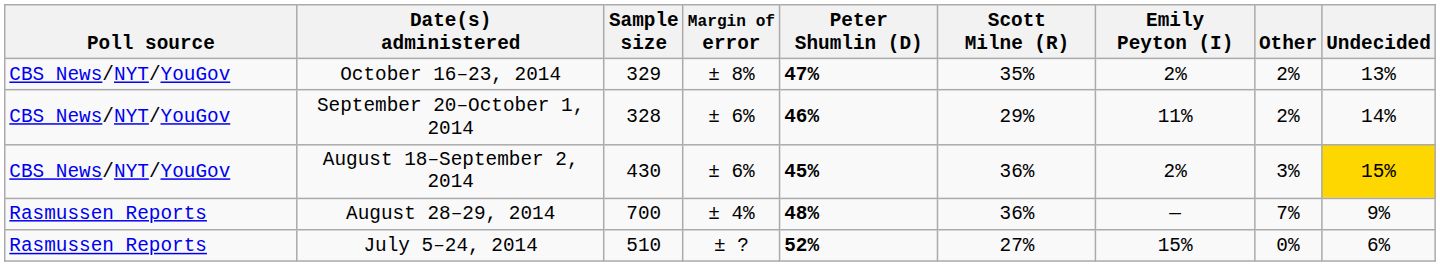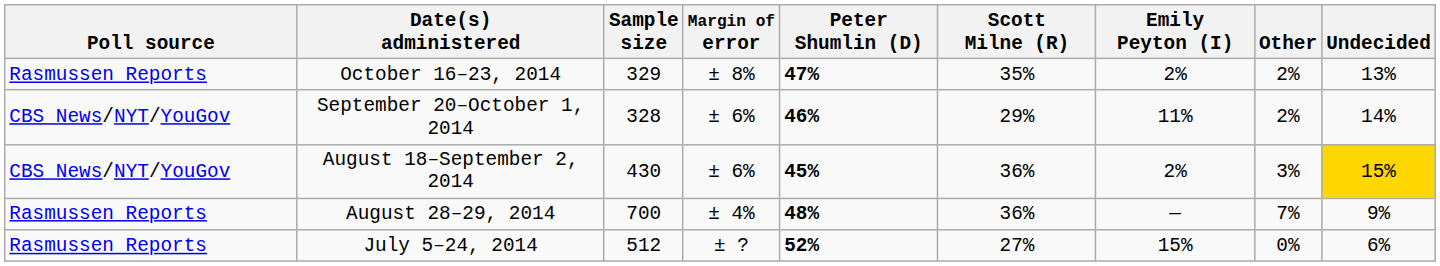(120, 74) CBS News/NYT/YouGov -> (108, 74) Rasmussen Reports
(644, 245) 510 -> (644, 245) 512
